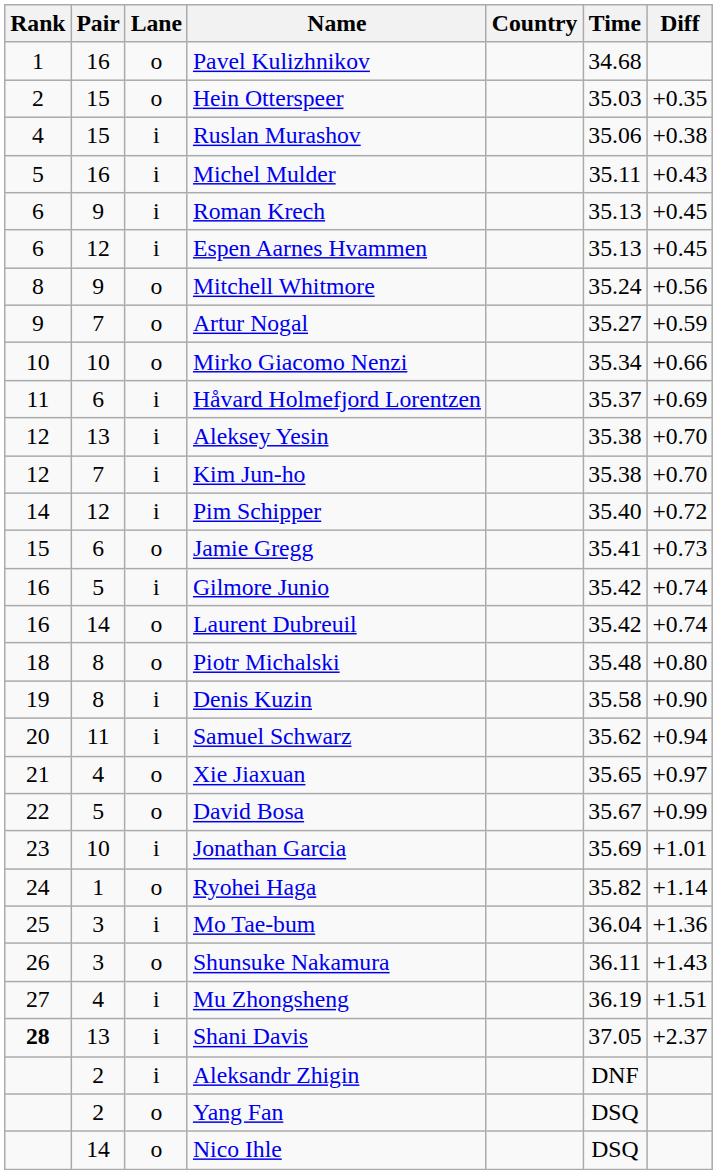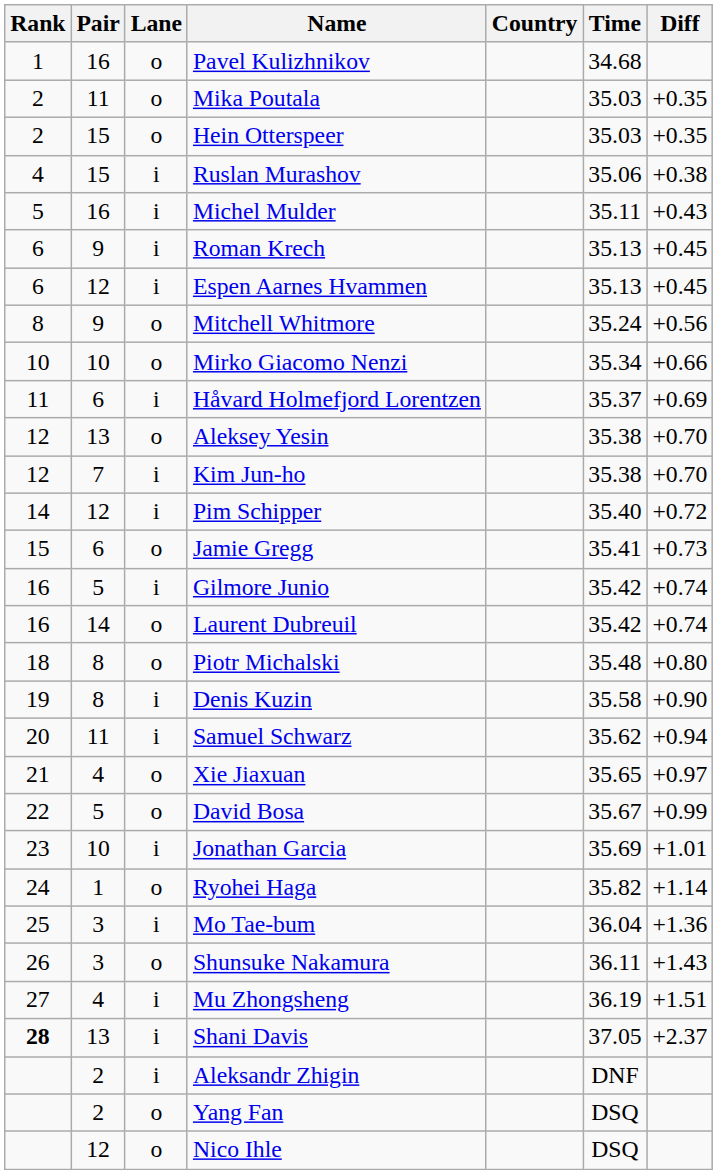+ row: (256, 98)
- row: (251, 323)
(156, 436) i -> (156, 436) o
(98, 1149) 14 -> (98, 1149) 12
